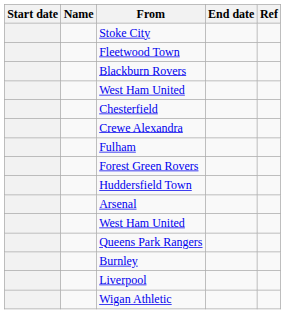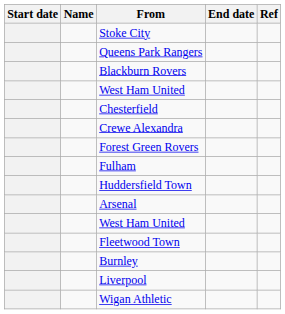rows swapped: (33, 242) <-> (33, 52)
rows swapped: (33, 166) <-> (33, 147)
